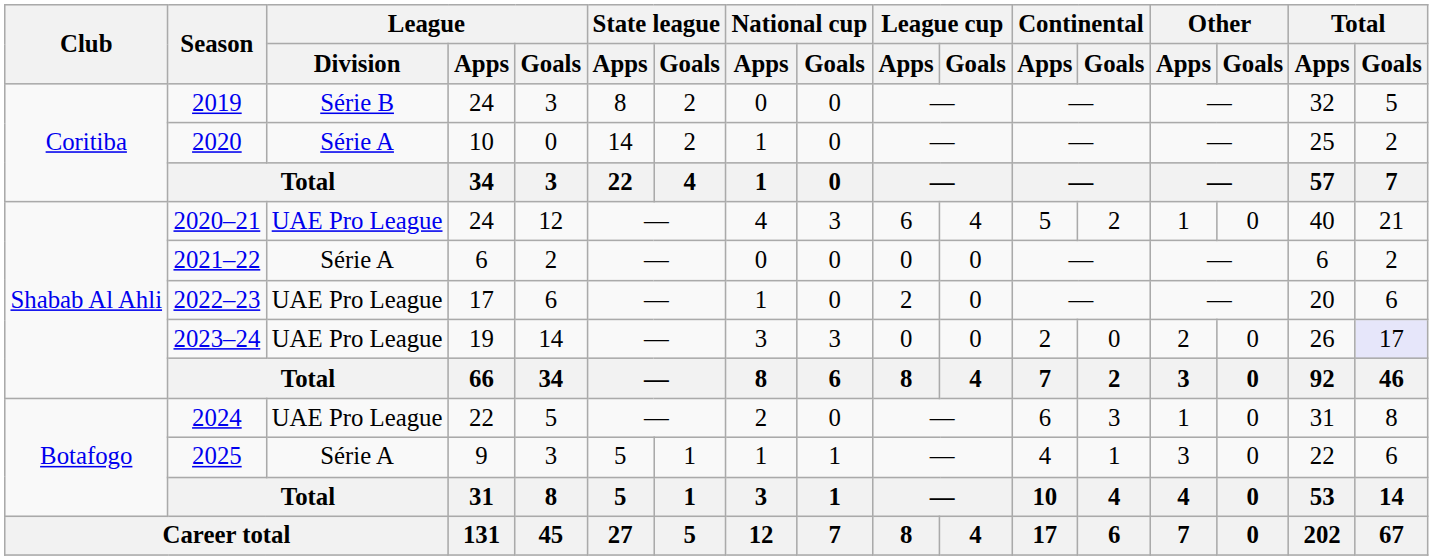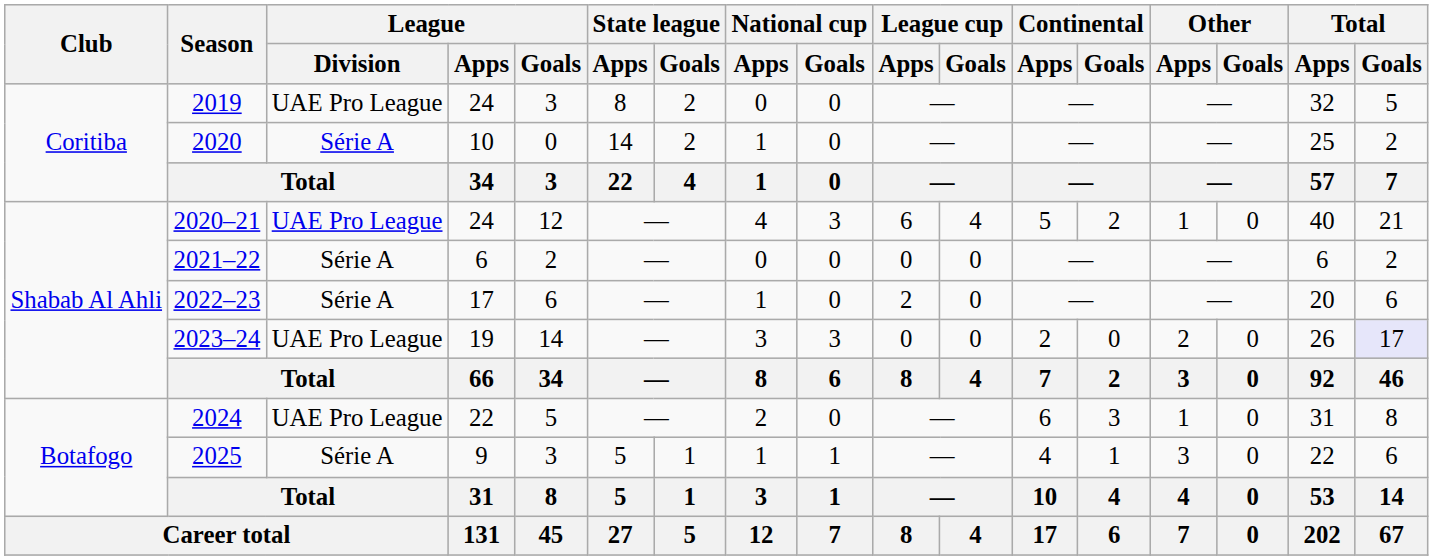(357, 102) Série B -> (357, 102) UAE Pro League
(357, 299) UAE Pro League -> (357, 299) Série A
